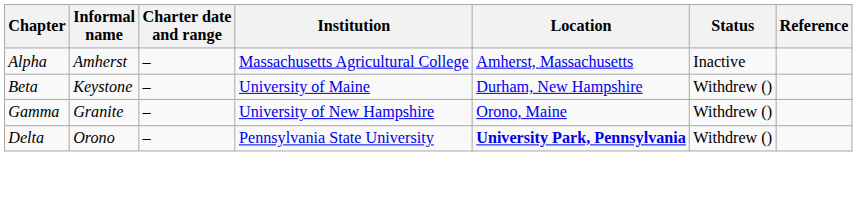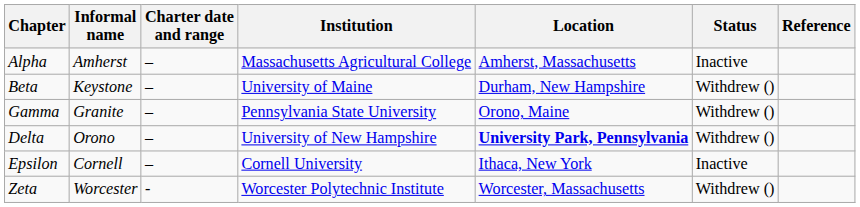(337, 112) University of New Hampshire -> (339, 112) Pennsylvania State University
(336, 138) Pennsylvania State University -> (339, 138) University of New Hampshire
+ row: (33, 163)
+ row: (23, 189)
